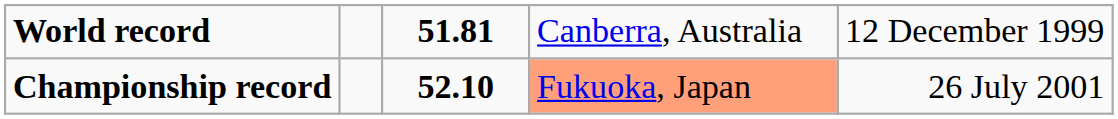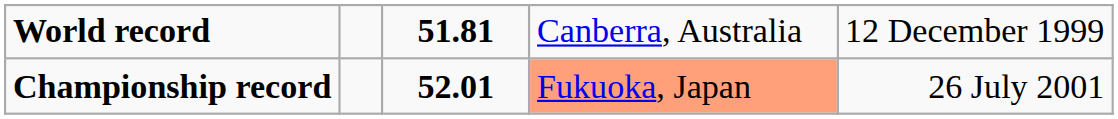(456, 85) 52.10 -> (456, 85) 52.01
